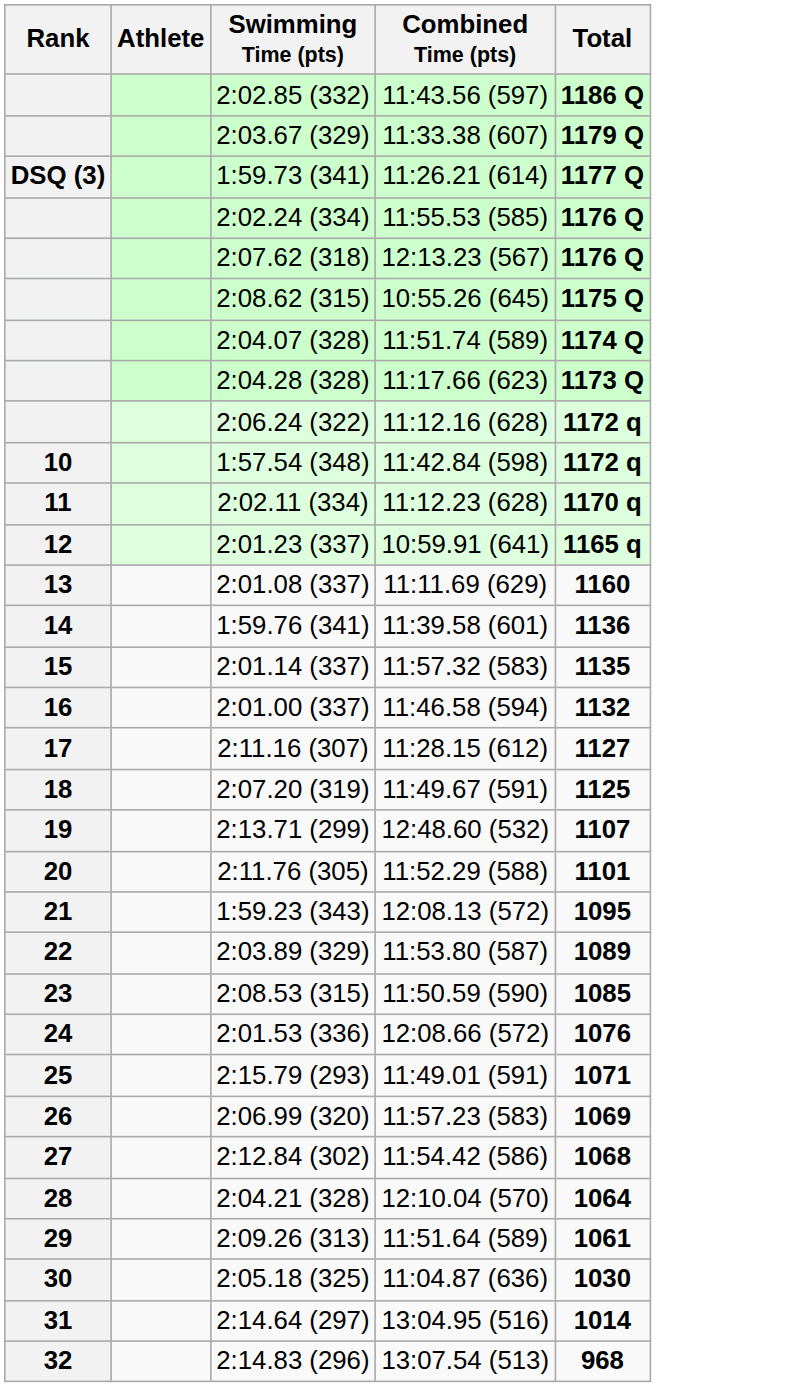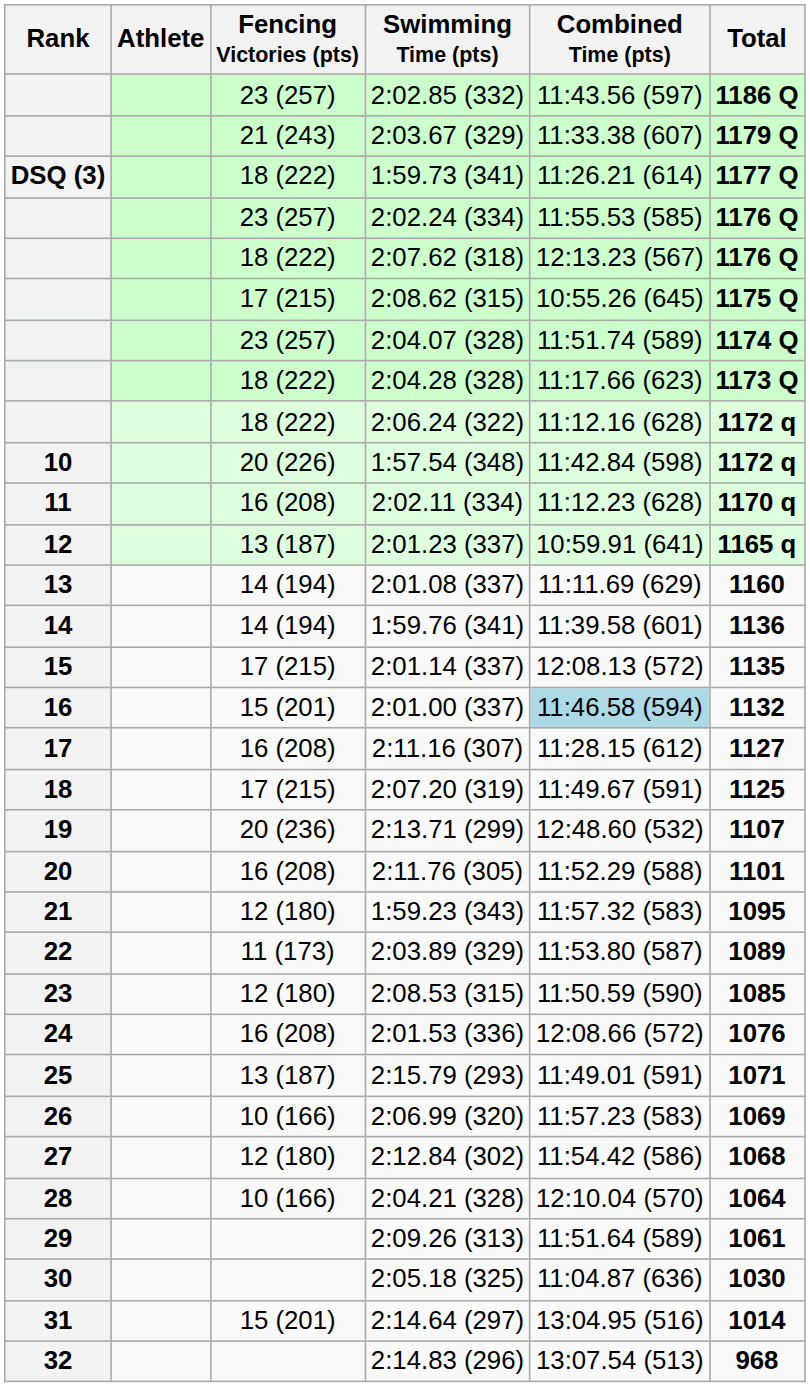+ column: (288, 39)
(465, 666) 11:57.32 (583) -> (620, 666) 12:08.13 (572)
(465, 707) no background -> (620, 707) lightblue background
(465, 911) 12:08.13 (572) -> (620, 911) 11:57.32 (583)
